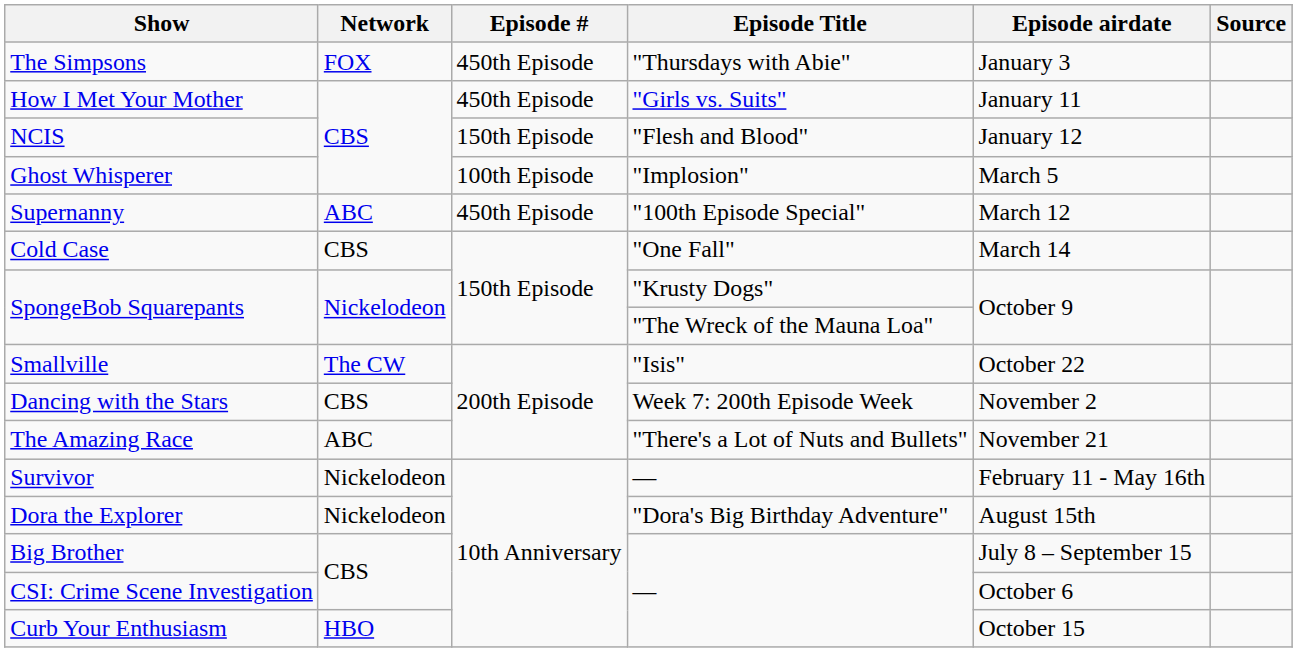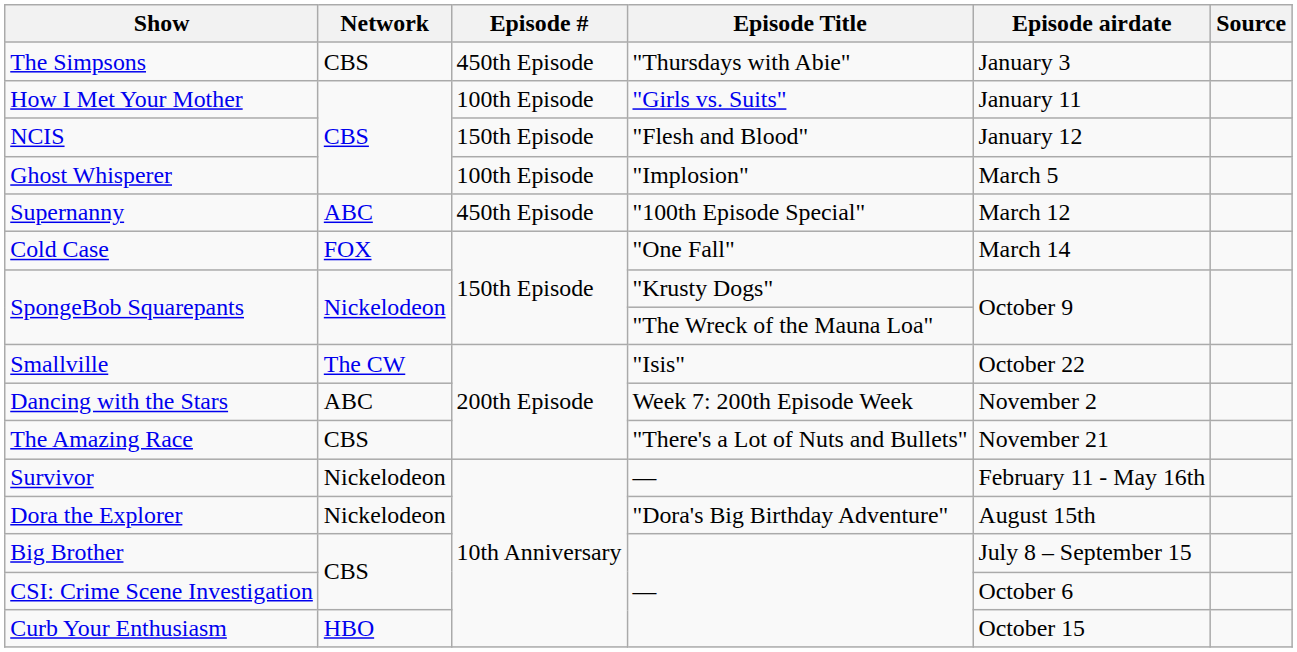(348, 61) FOX -> (346, 61) CBS
(525, 99) 450th Episode -> (525, 99) 100th Episode
(346, 250) CBS -> (348, 250) FOX
(346, 401) CBS -> (348, 401) ABC
(348, 439) ABC -> (346, 439) CBS
